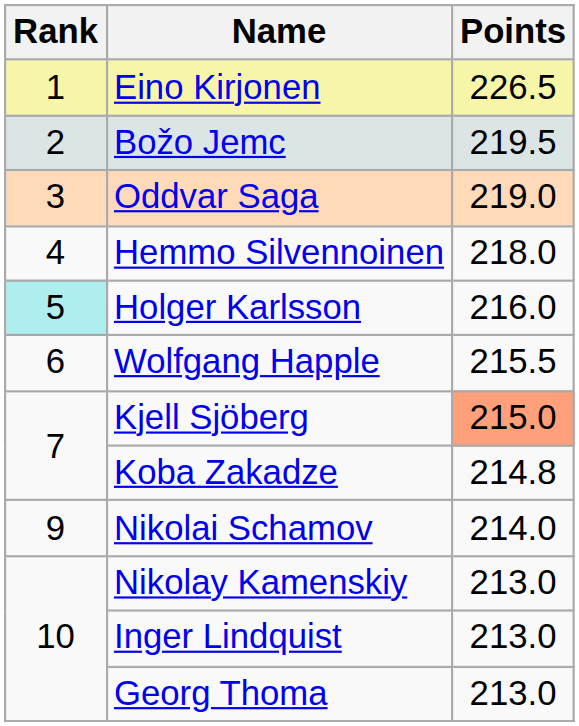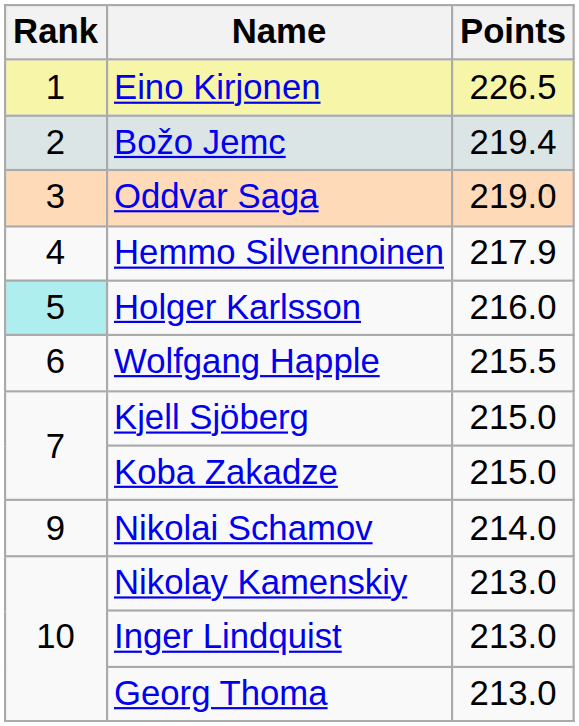(513, 142) 219.5 -> (513, 142) 219.4
(513, 252) 218.0 -> (513, 252) 217.9
(513, 417) lightsalmon background -> (513, 417) no background
(513, 472) 214.8 -> (513, 472) 215.0
